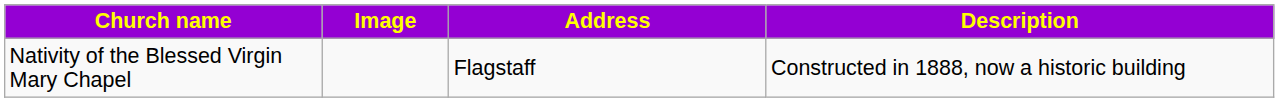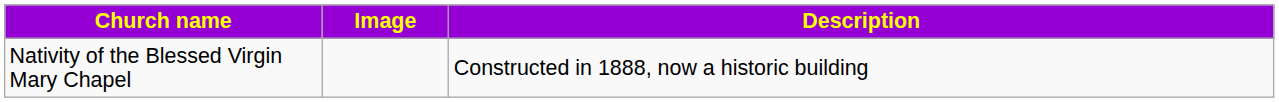- column: (607, 21)
